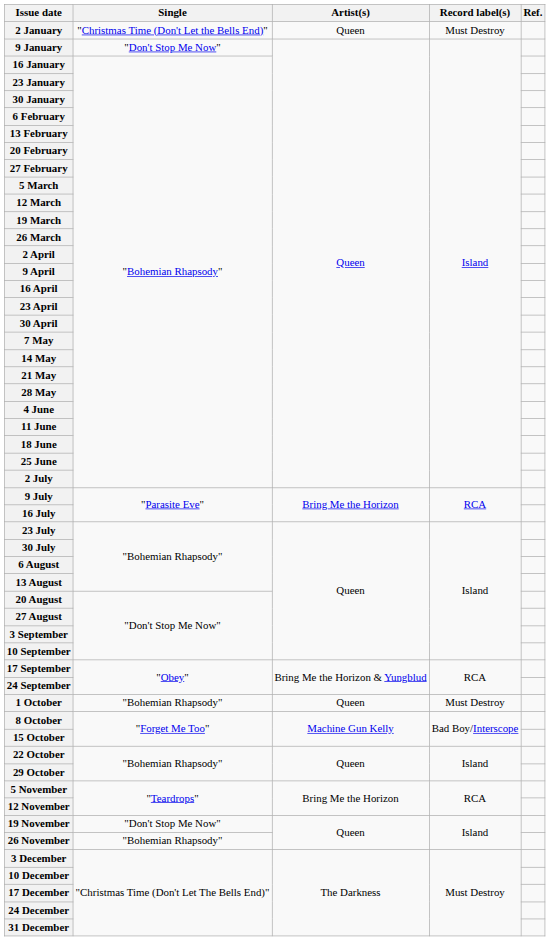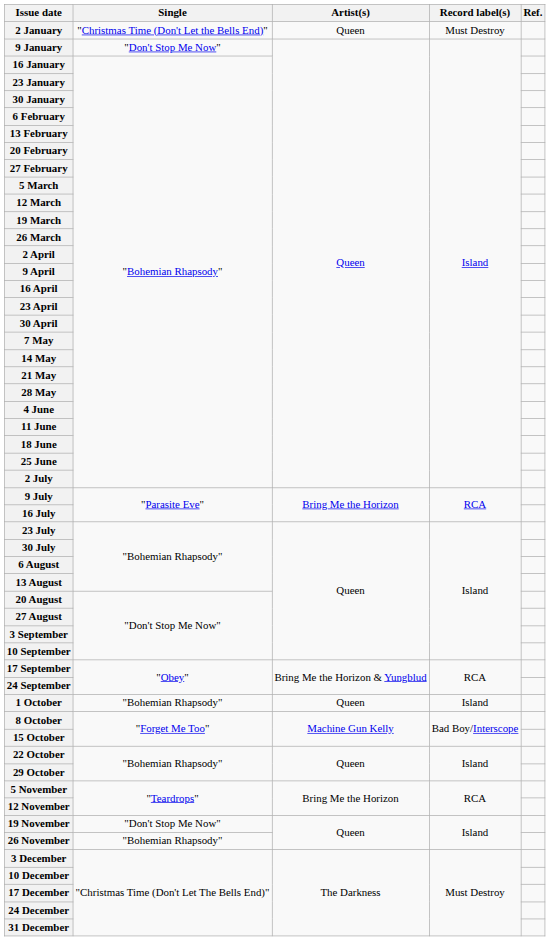(475, 703) Must Destroy -> (475, 703) Island
